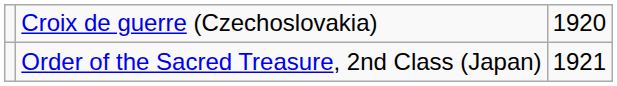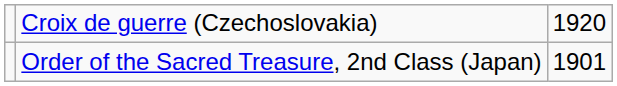(579, 61) 1921 -> (579, 61) 1901
